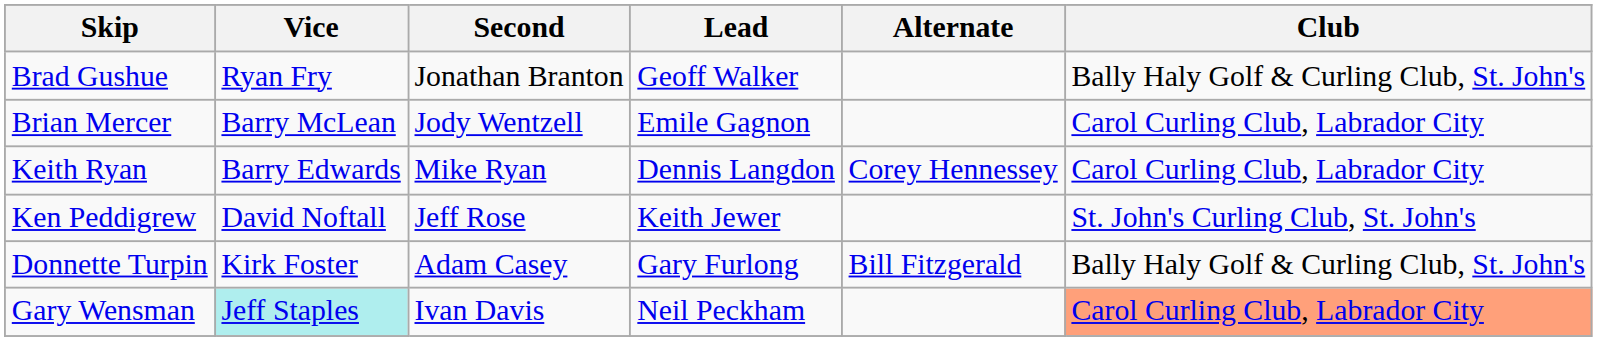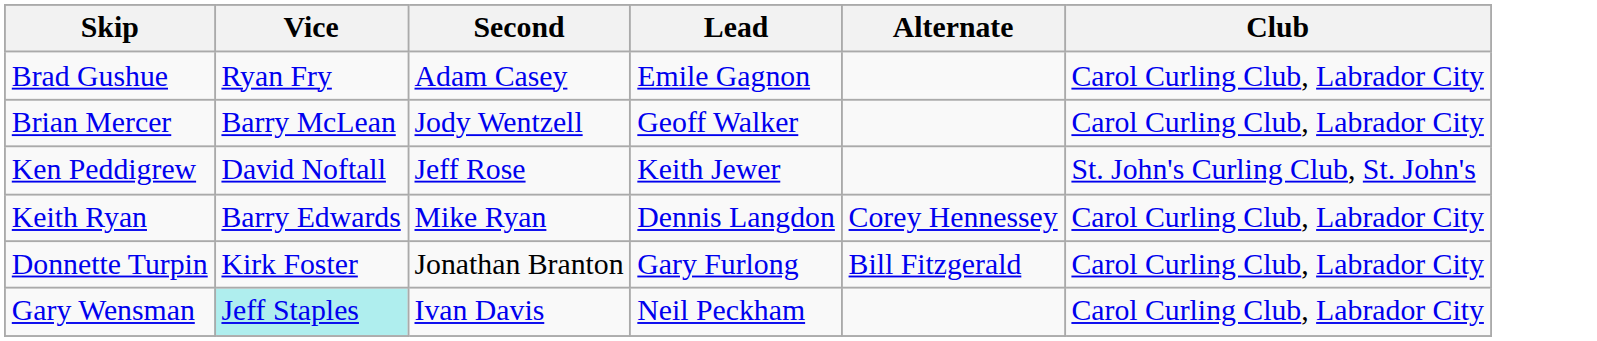(519, 75) Jonathan Branton -> (491, 75) Adam Casey
(718, 75) Geoff Walker -> (724, 75) Emile Gagnon
(1328, 75) Bally Haly Golf & Curling Club, St. John's -> (1278, 75) Carol Curling Club, Labrador City
(724, 122) Emile Gagnon -> (718, 122) Geoff Walker
rows swapped: (104, 216) <-> (79, 169)
(491, 264) Adam Casey -> (519, 264) Jonathan Branton
(1328, 264) Bally Haly Golf & Curling Club, St. John's -> (1278, 264) Carol Curling Club, Labrador City
(1278, 311) lightsalmon background -> (1278, 311) no background
